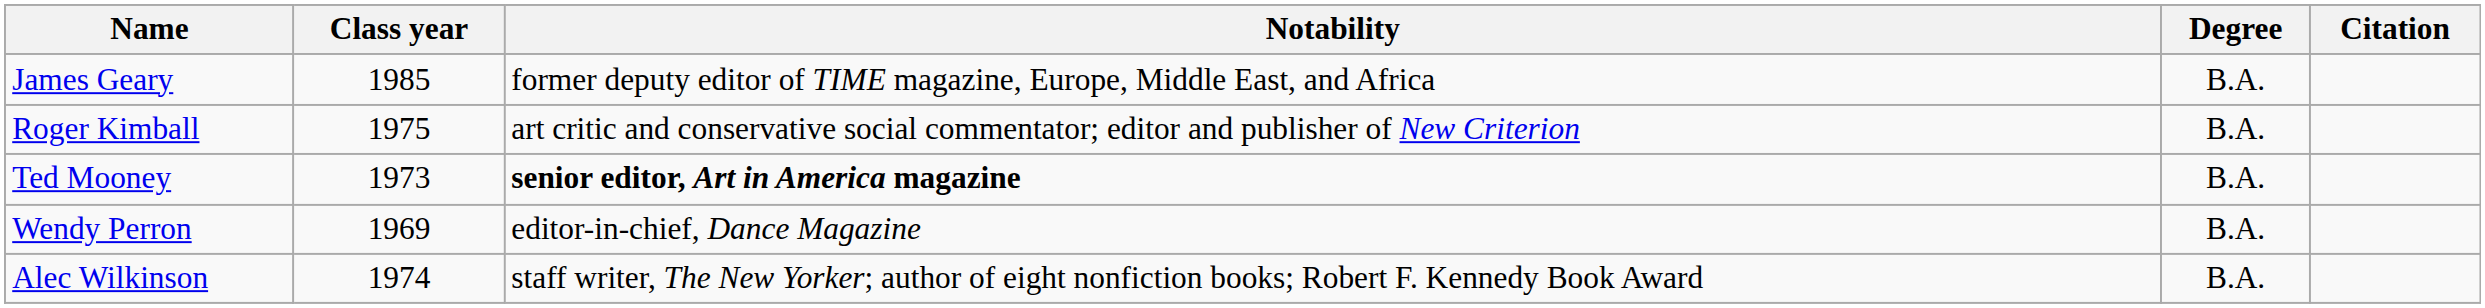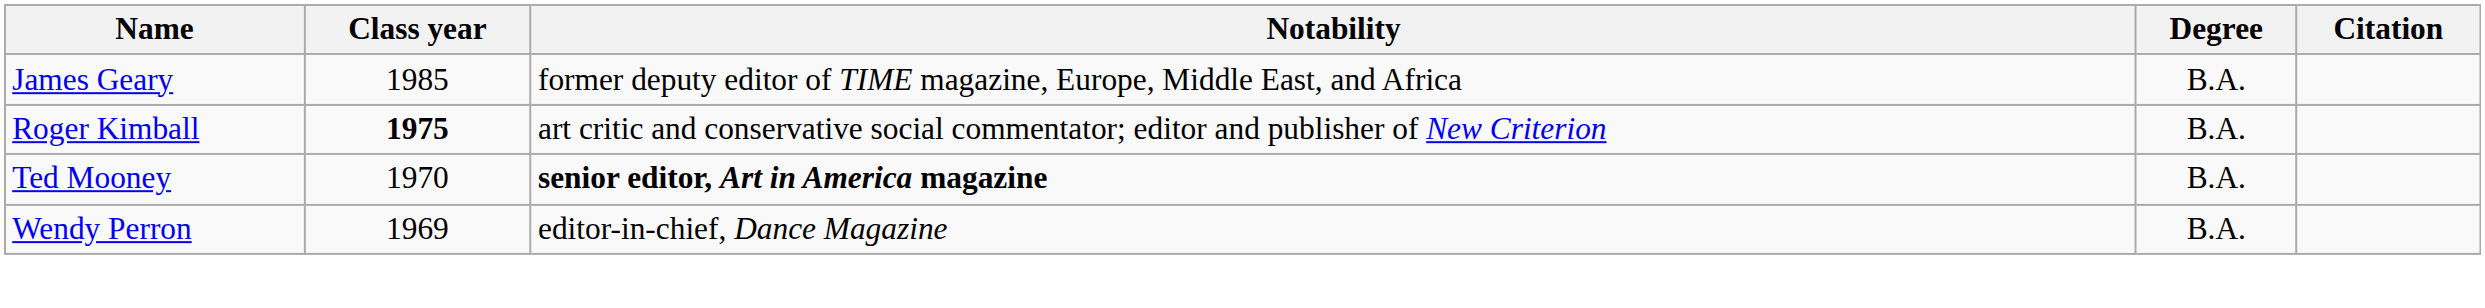(399, 128) normal -> (417, 128) bold
(399, 178) 1973 -> (417, 178) 1970
- row: (110, 278)
